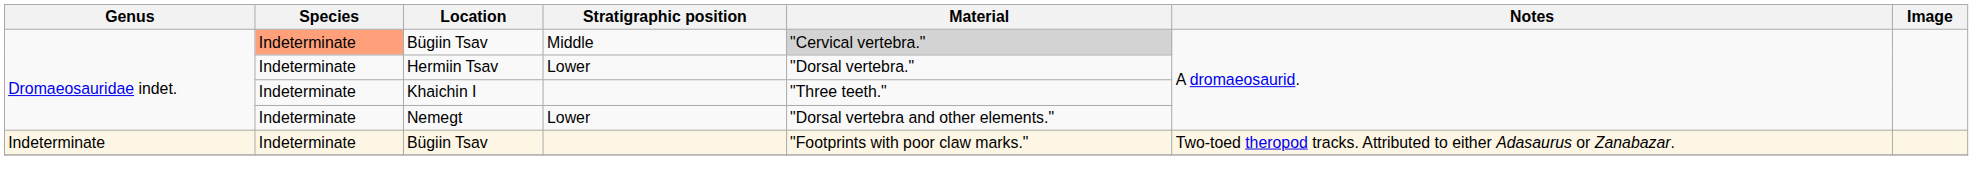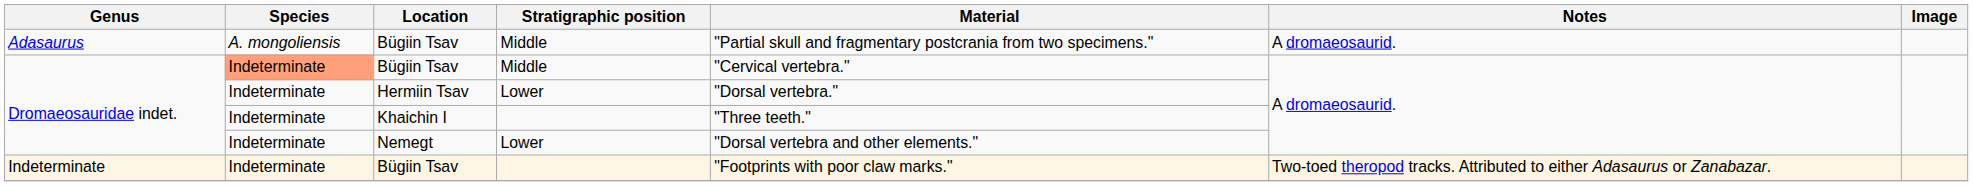+ row: (46, 42)
(858, 42) lightgrey background -> (782, 67) no background
